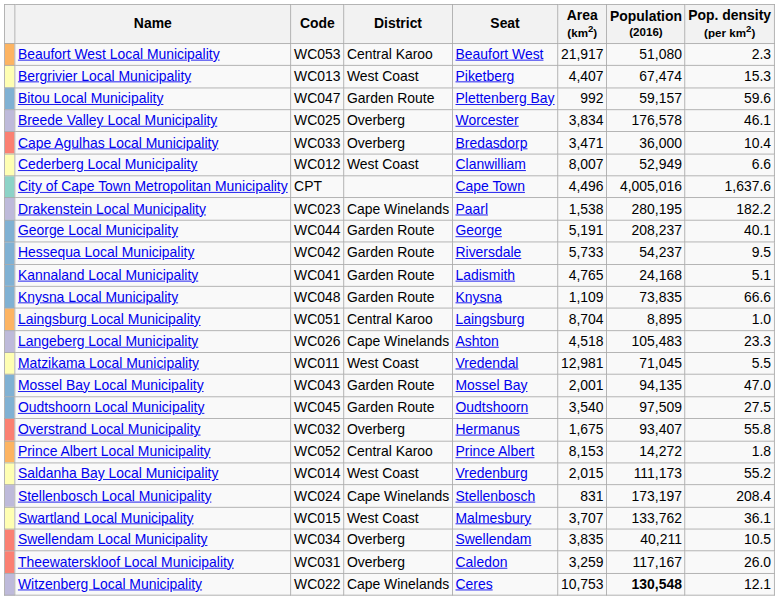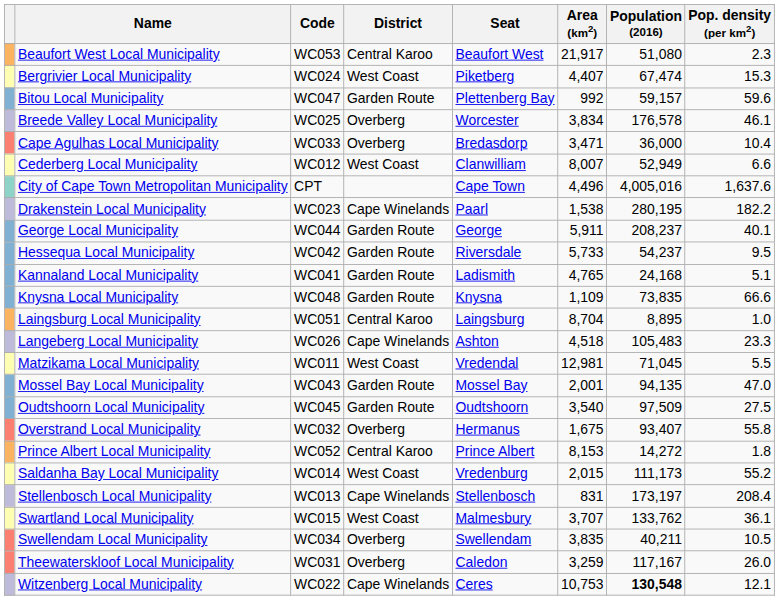(317, 76) WC013 -> (317, 76) WC024
(586, 231) 5,191 -> (587, 231) 5,911
(317, 496) WC024 -> (317, 496) WC013
